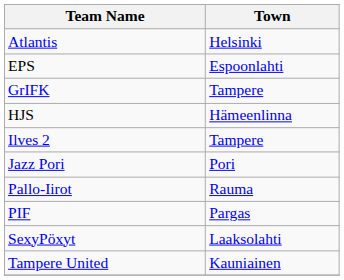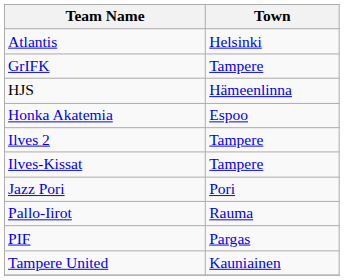- row: (21, 66)
+ row: (60, 115)
+ row: (45, 164)
- row: (42, 238)
